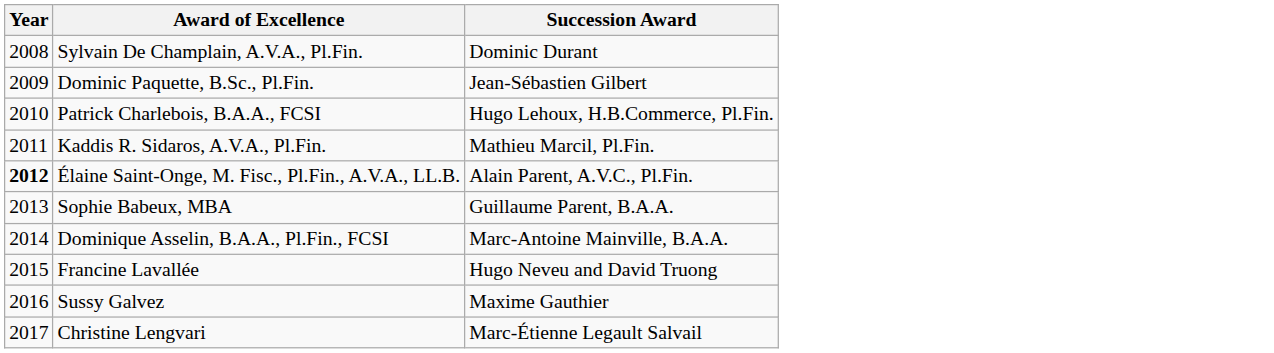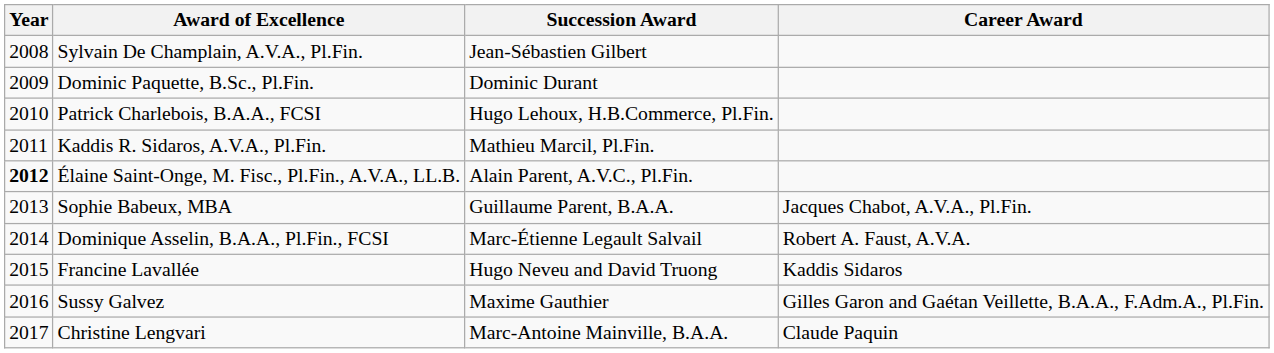+ column: (1023, 20)
(533, 51) Dominic Durant -> (558, 51) Jean-Sébastien Gilbert
(558, 82) Jean-Sébastien Gilbert -> (533, 82) Dominic Durant
(599, 238) Marc-Antoine Mainville, B.A.A. -> (586, 238) Marc-Étienne Legault Salvail
(586, 332) Marc-Étienne Legault Salvail -> (599, 332) Marc-Antoine Mainville, B.A.A.
